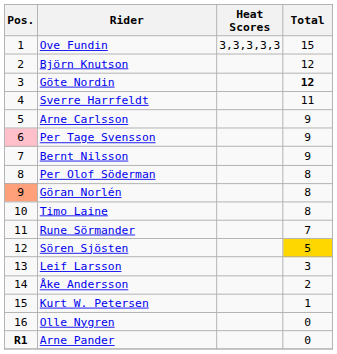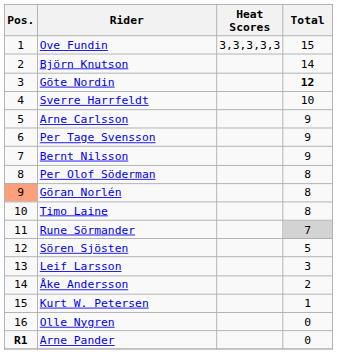(308, 64) 12 -> (308, 64) 14
(308, 100) 11 -> (308, 100) 10
(21, 137) pink background -> (21, 137) no background
(308, 229) no background -> (308, 229) lightgrey background
(308, 248) gold background -> (308, 248) no background
